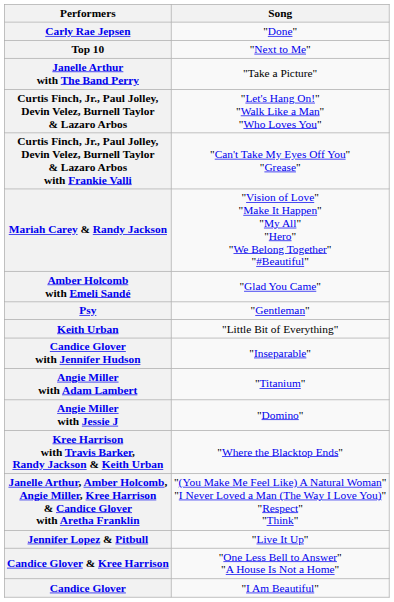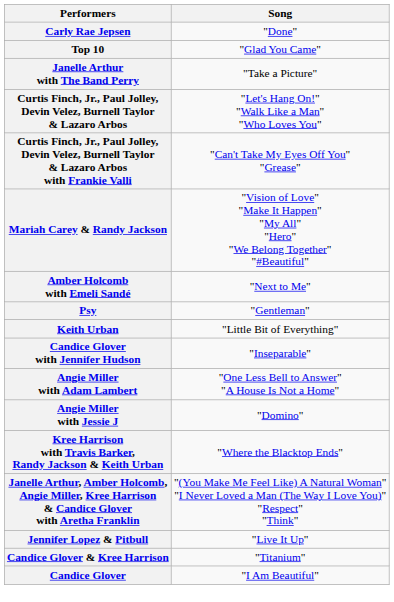(280, 49) "Next to Me" -> (280, 49) "Glad You Came"
(280, 286) "Glad You Came" -> (280, 286) "Next to Me"
(280, 384) "Titanium" -> (280, 384) "One Less Bell to Answer" "A House Is Not a Home"
(280, 563) "One Less Bell to Answer" "A House Is Not a Home" -> (280, 557) "Titanium"
